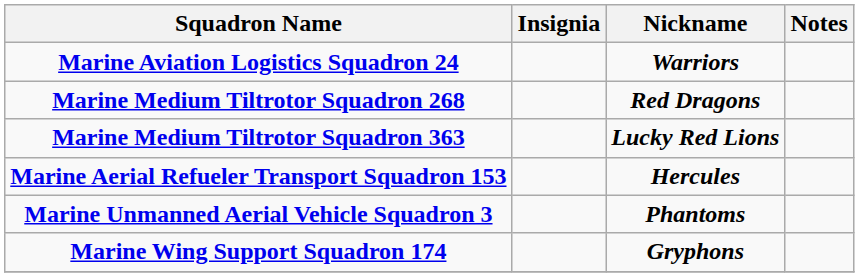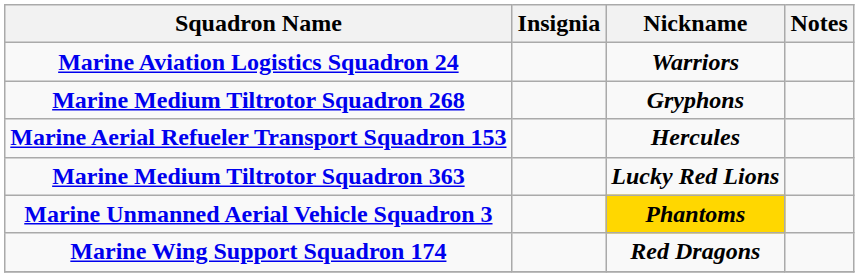(695, 99) Red Dragons -> (695, 99) Gryphons
rows swapped: (258, 137) <-> (258, 175)
(695, 213) no background -> (695, 213) gold background
(695, 251) Gryphons -> (695, 251) Red Dragons
